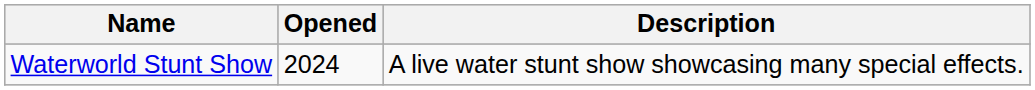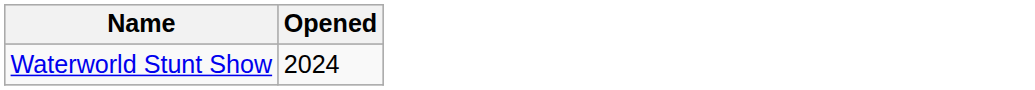- column: (706, 24)
